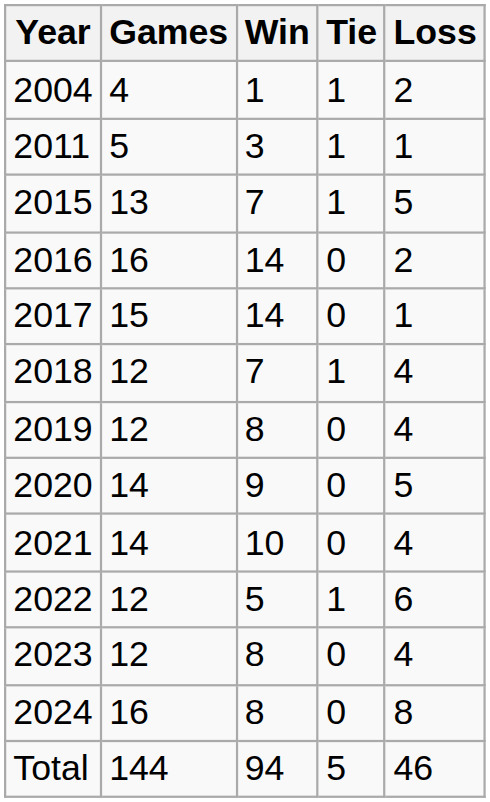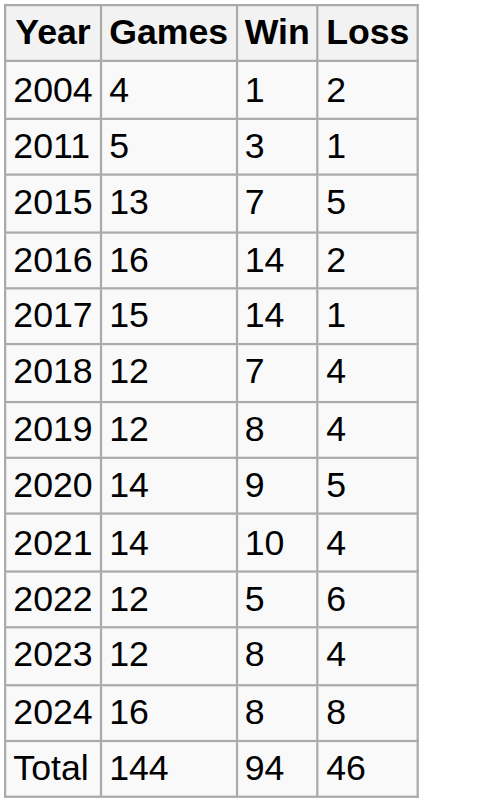- column: (352, 32)
